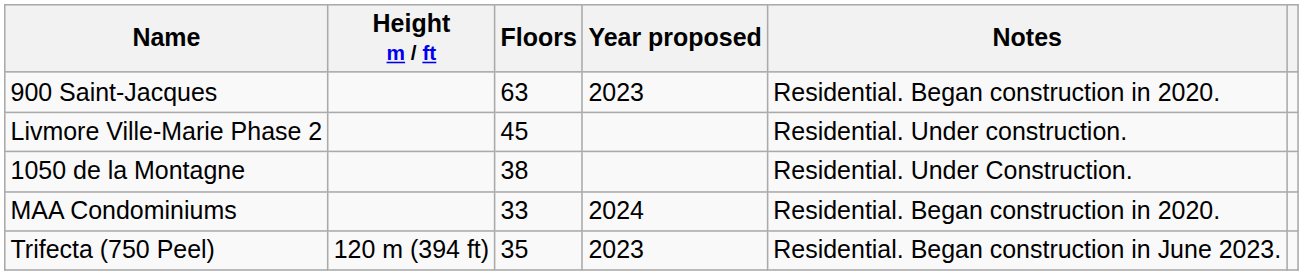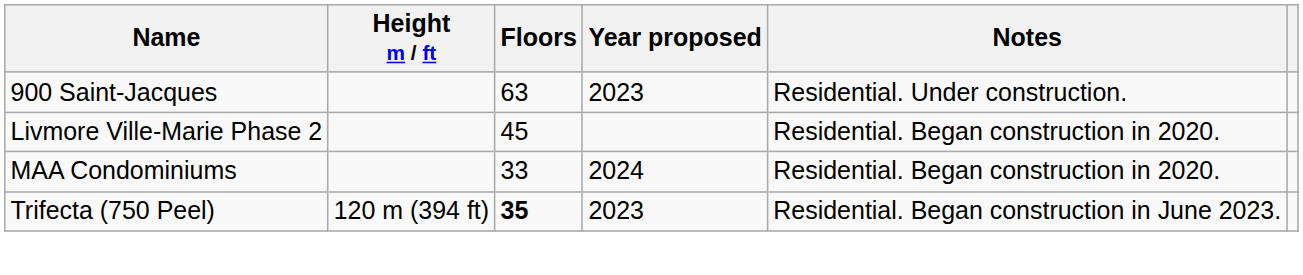(997, 91) Residential. Began construction in 2020. -> (950, 91) Residential. Under construction.
(950, 131) Residential. Under construction. -> (997, 131) Residential. Began construction in 2020.
- row: (128, 171)
(514, 250) normal -> (514, 210) bold
